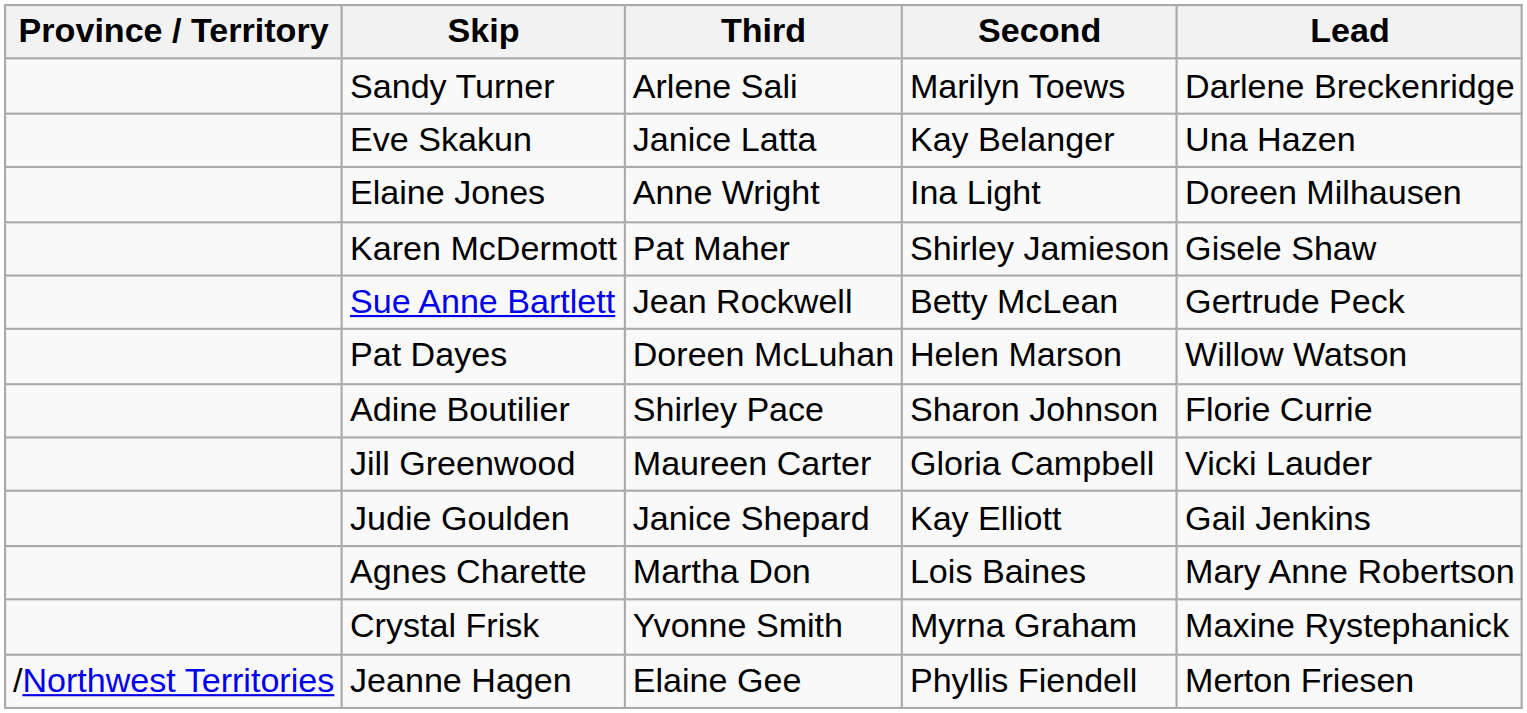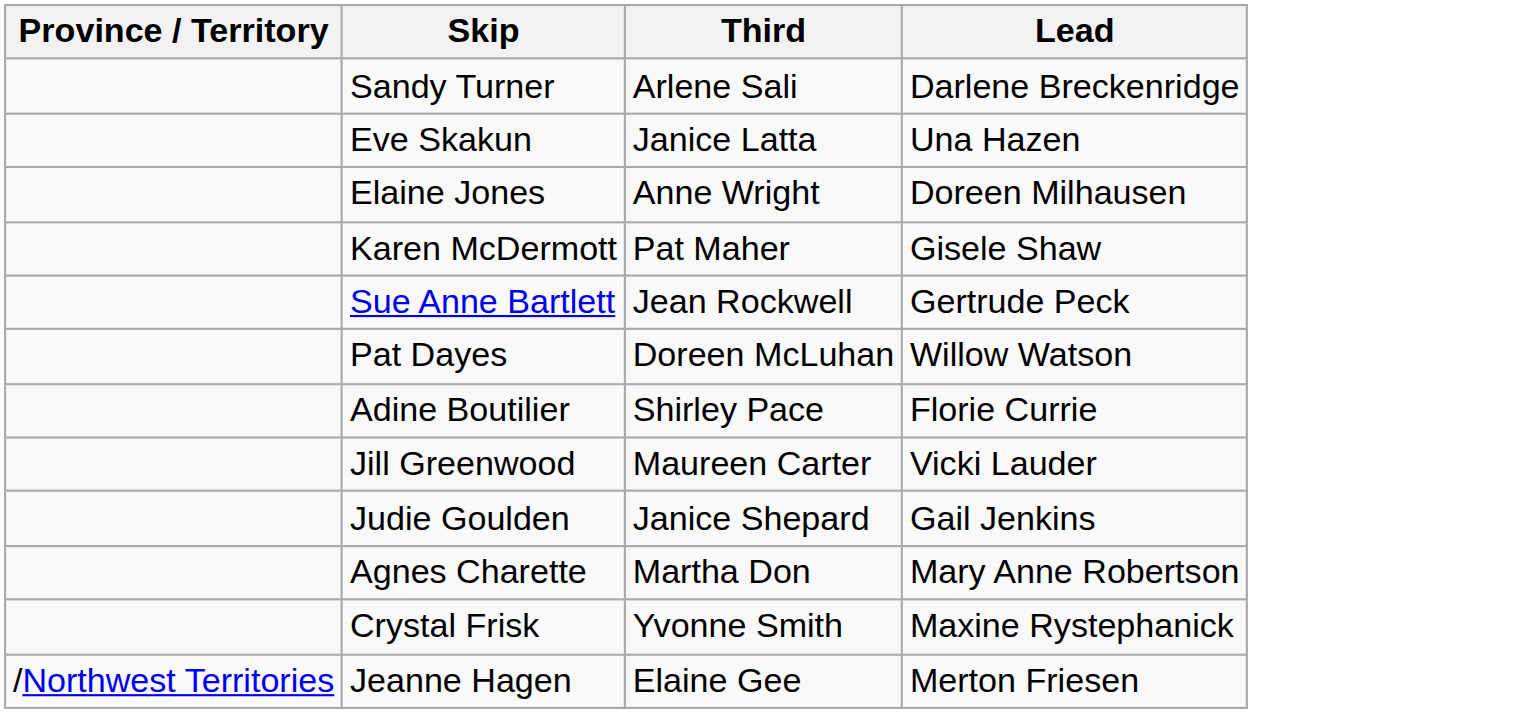- column: (1040, 31)
